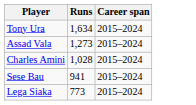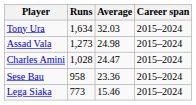+ column: (115, 12)
(77, 76) 941 -> (77, 76) 958
